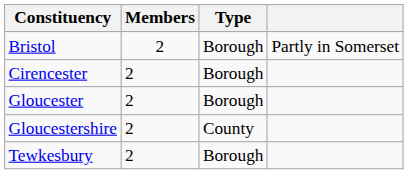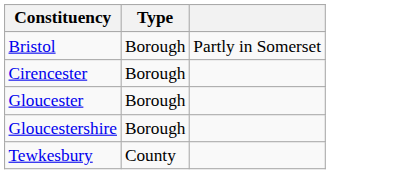- column: (160, 18)
(228, 127) County -> (155, 127) Borough
(233, 155) Borough -> (150, 155) County
